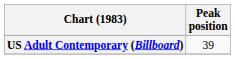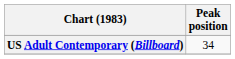(208, 44) 39 -> (208, 44) 34
